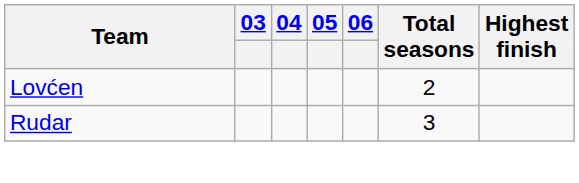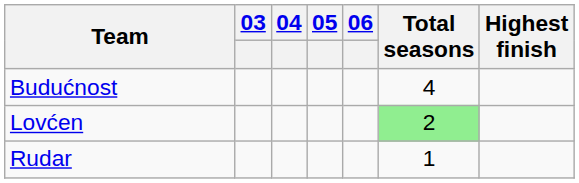+ row: (64, 86)
(429, 86) no background -> (429, 122) lightgreen background
(429, 122) 3 -> (429, 159) 1
